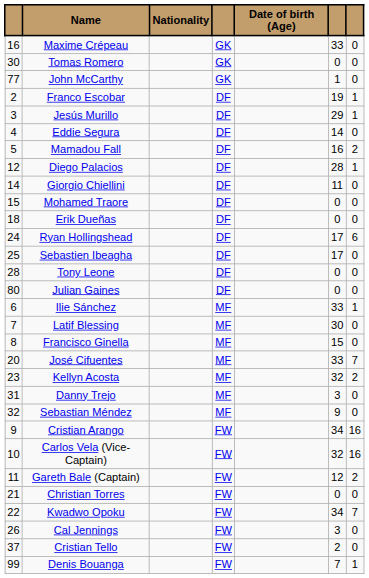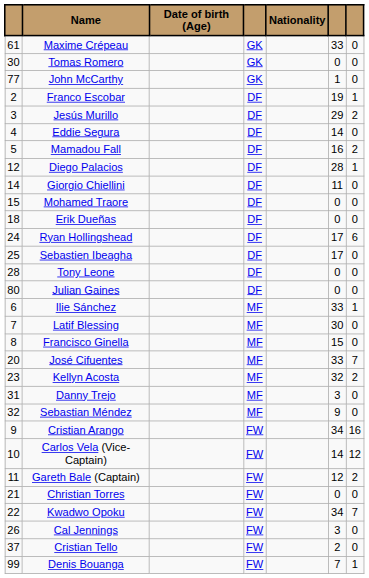columns swapped: (181, 20) <-> (282, 20)
(14, 45) 16 -> (14, 45) 61
(355, 115) 1 -> (355, 115) 2
(337, 454) 32 -> (337, 454) 14
(355, 454) 16 -> (355, 454) 12
